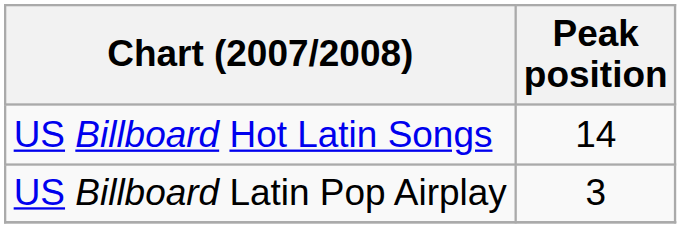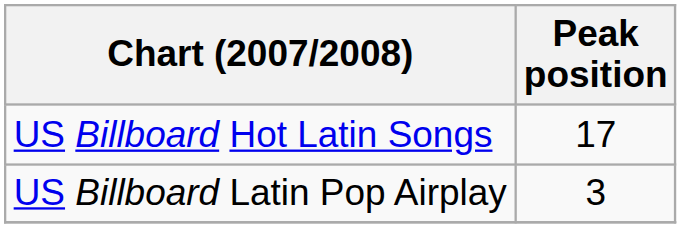(596, 134) 14 -> (596, 134) 17
